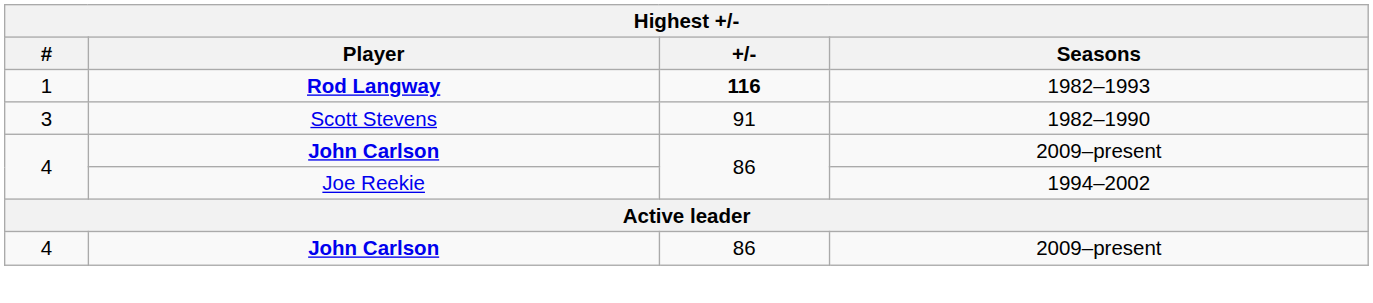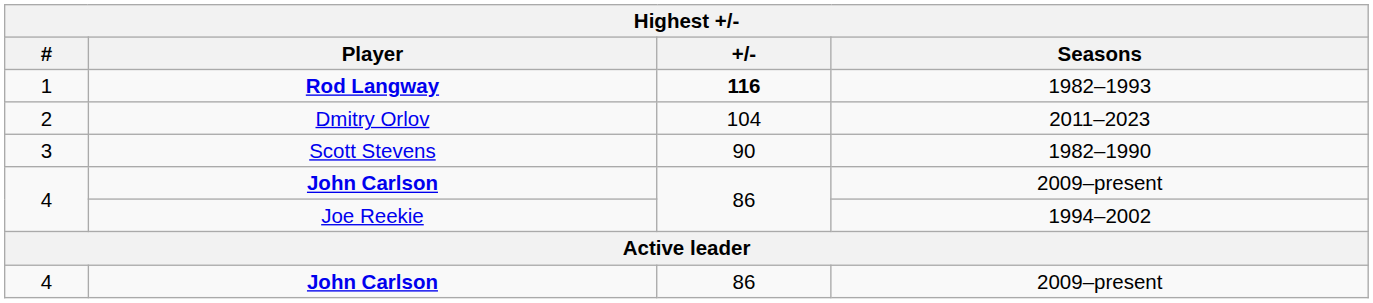+ row: (372, 119)
(744, 119) 91 -> (744, 151) 90
